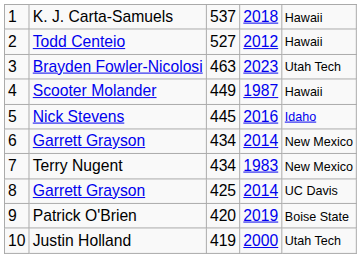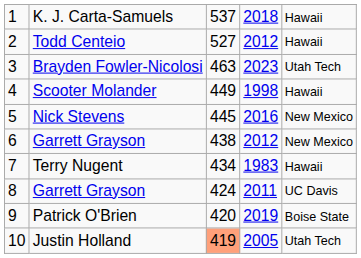(261, 91) 1987 -> (261, 91) 1998
(300, 116) Idaho -> (319, 116) New Mexico
(223, 141) 434 -> (223, 141) 438
(261, 141) 2014 -> (261, 141) 2012
(319, 166) New Mexico -> (304, 166) Hawaii
(223, 191) 425 -> (223, 191) 424
(261, 191) 2014 -> (260, 191) 2011
(223, 240) no background -> (223, 240) lightsalmon background
(261, 240) 2000 -> (261, 240) 2005
